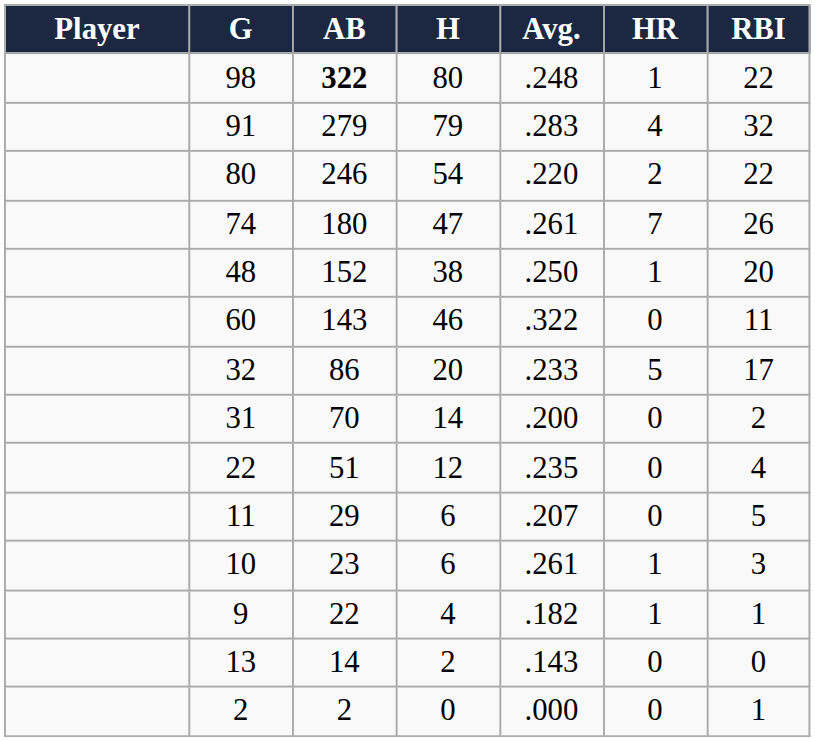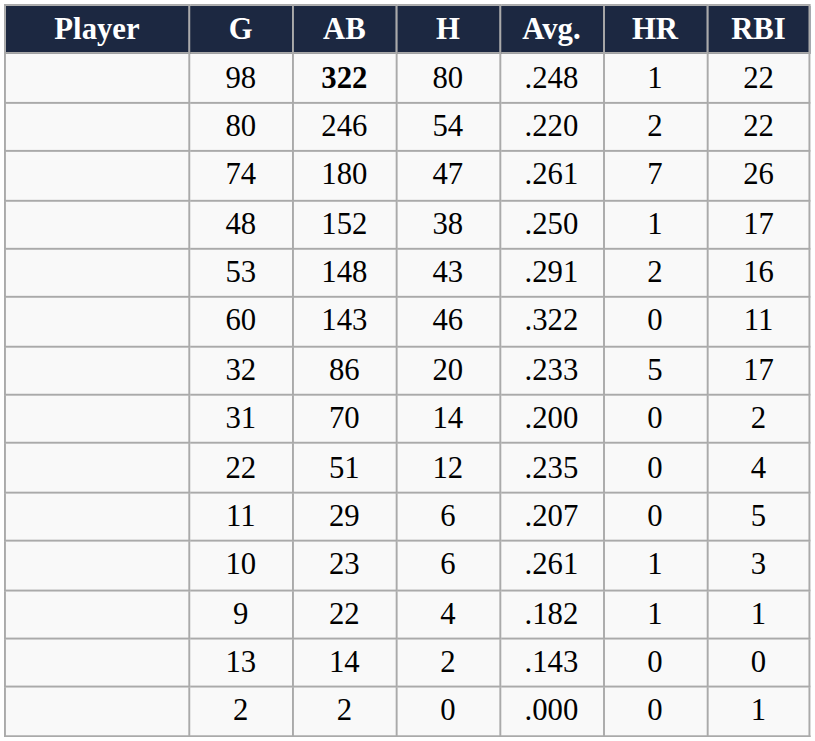- row: (241, 126)
(758, 272) 20 -> (758, 223) 17
+ row: (241, 272)
